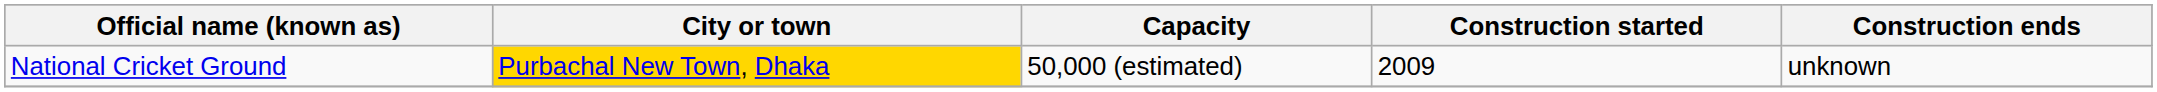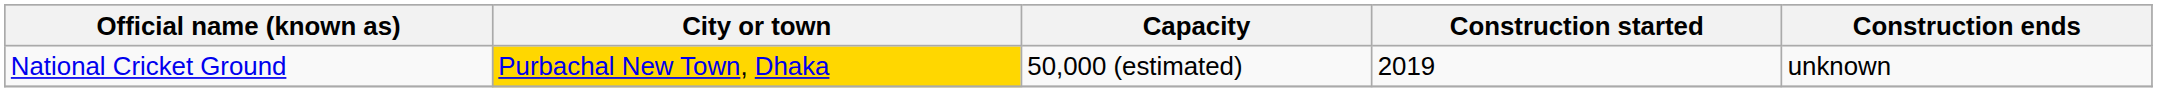(1406, 66) 2009 -> (1406, 66) 2019
